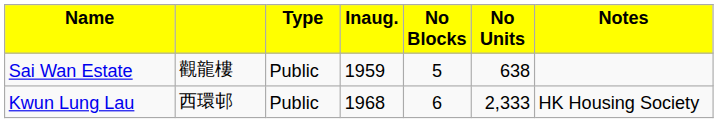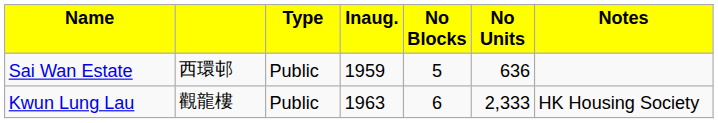(206, 68) 觀龍樓 -> (206, 68) 西環邨
(515, 71) 638 -> (515, 71) 636
(206, 101) 西環邨 -> (206, 101) 觀龍樓
(365, 103) 1968 -> (365, 103) 1963
